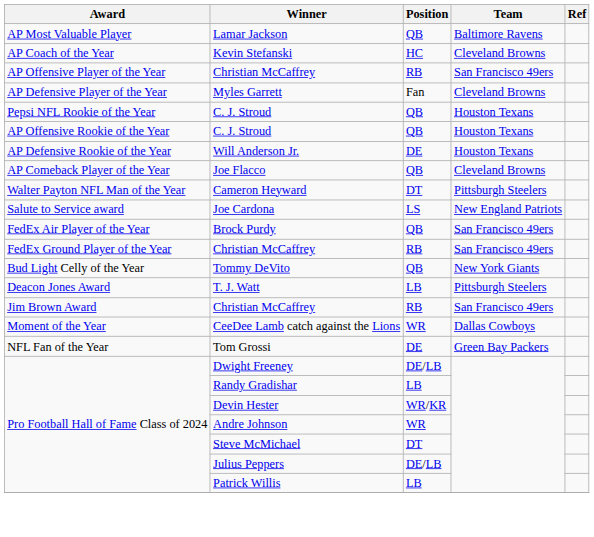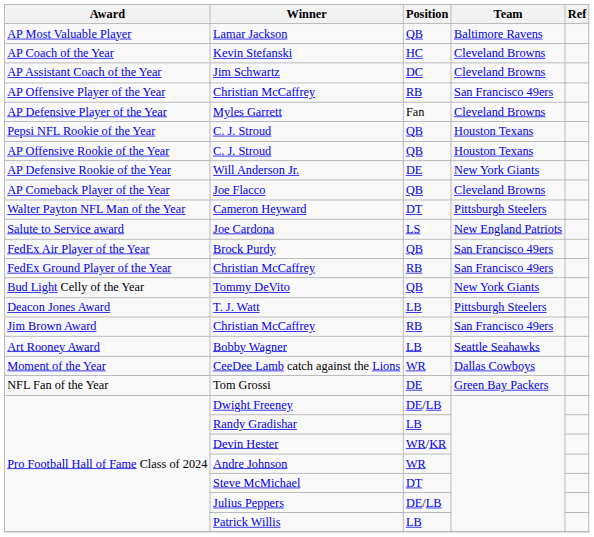+ row: (84, 72)
(494, 151) Houston Texans -> (497, 170) New York Giants
+ row: (54, 346)
